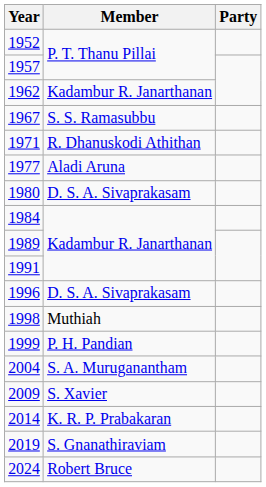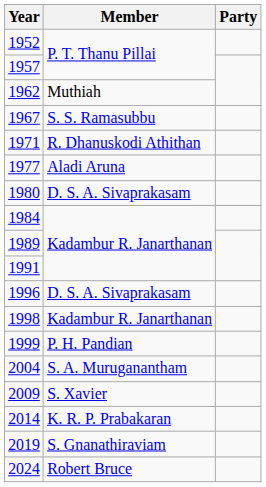(130, 92) Kadambur R. Janarthanan -> (74, 92) Muthiah
(74, 318) Muthiah -> (130, 318) Kadambur R. Janarthanan
